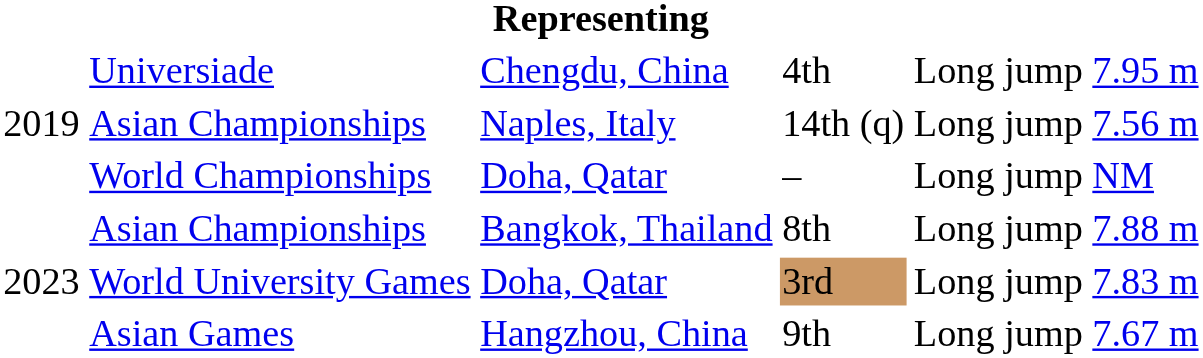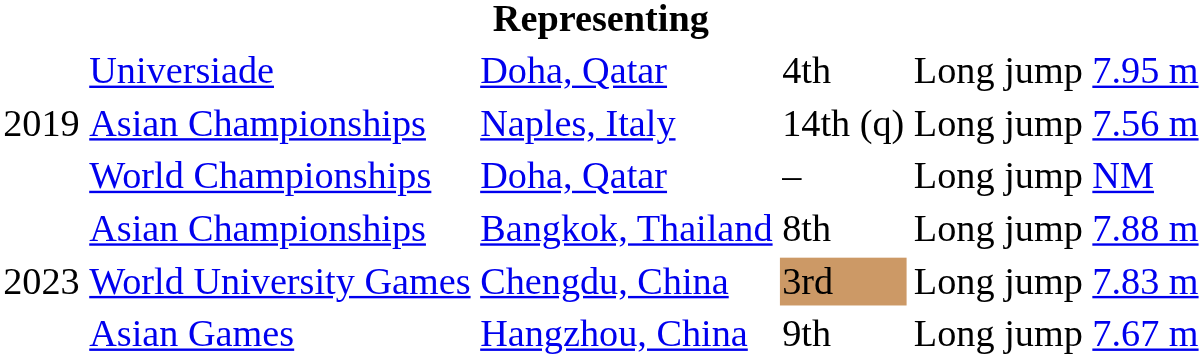(604, 70) Chengdu, China -> (574, 70) Doha, Qatar
(574, 280) Doha, Qatar -> (604, 280) Chengdu, China
